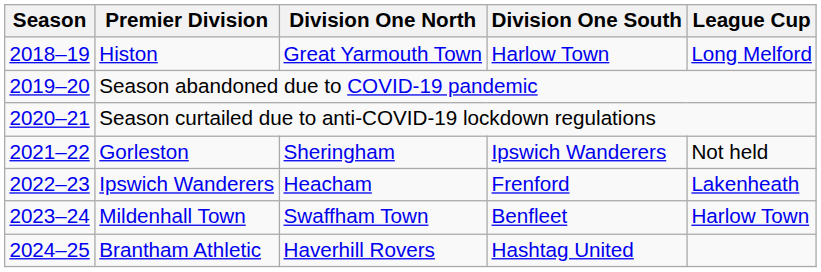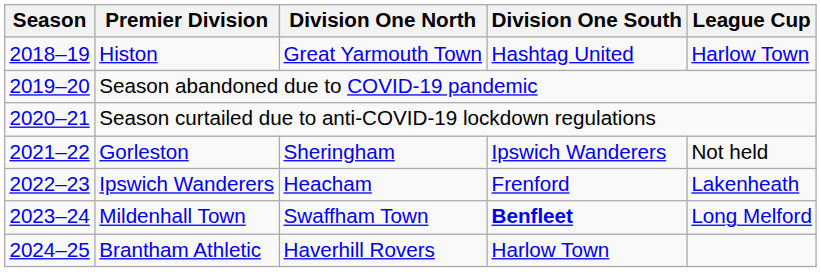(550, 53) Harlow Town -> (563, 53) Hashtag United
(752, 53) Long Melford -> (750, 53) Harlow Town
(529, 217) normal -> (532, 217) bold
(750, 217) Harlow Town -> (752, 217) Long Melford
(563, 250) Hashtag United -> (550, 250) Harlow Town
